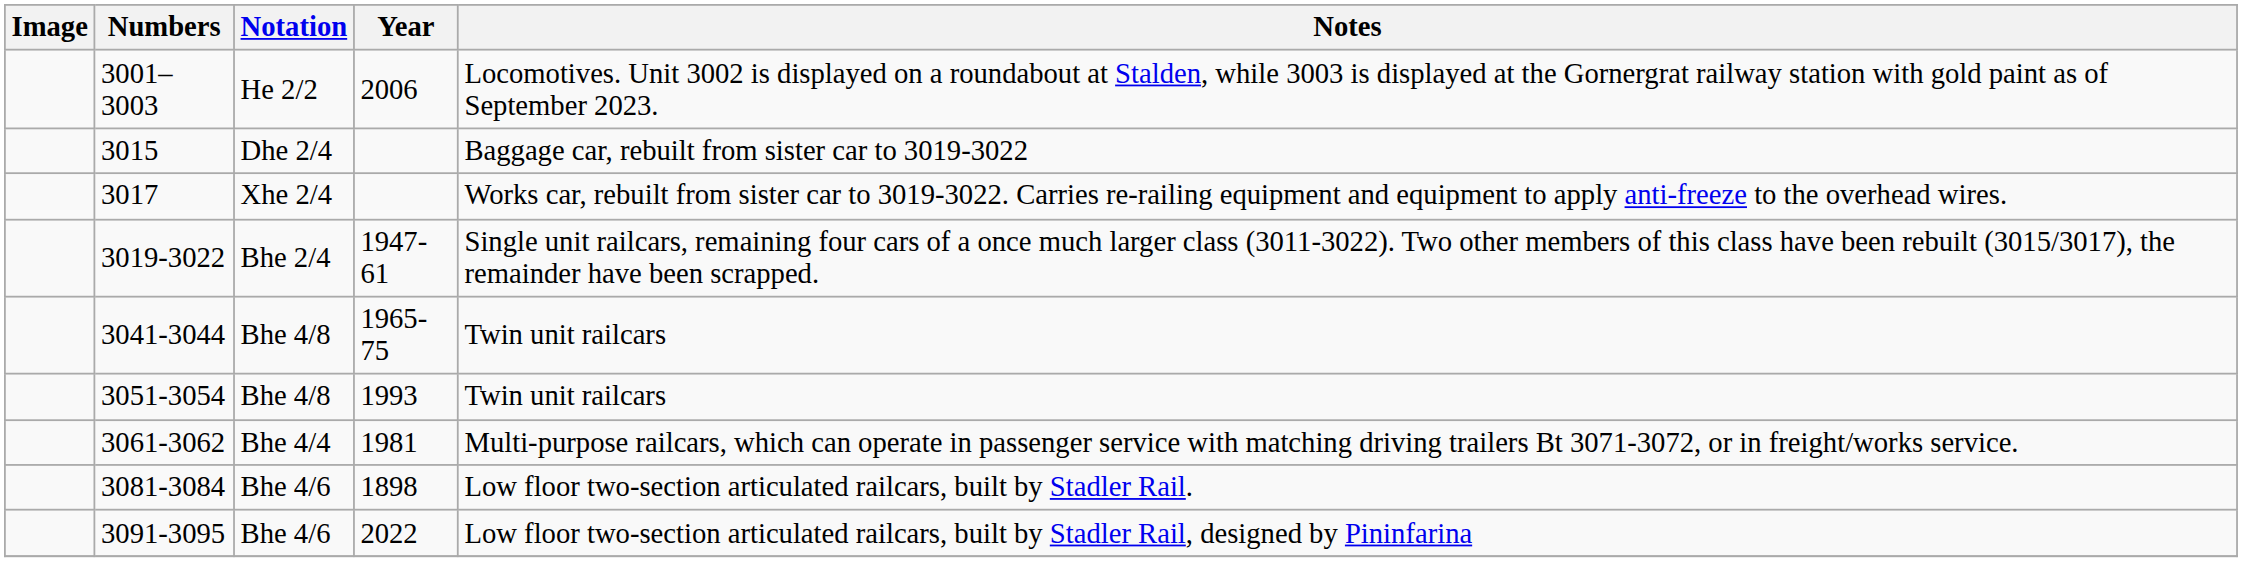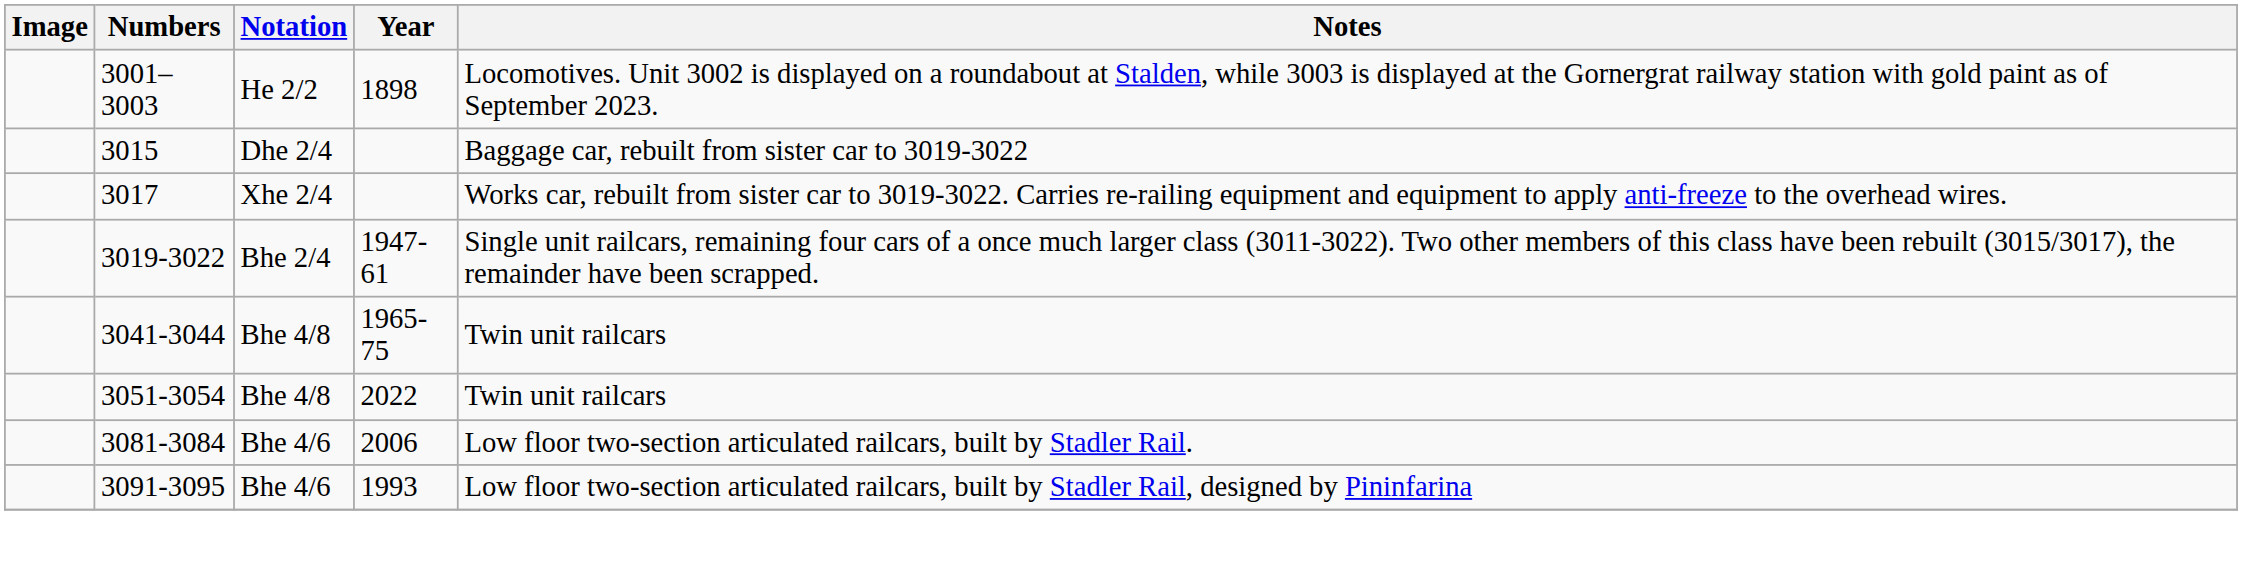(389, 88) 2006 -> (389, 88) 1898
(389, 396) 1993 -> (389, 396) 2022
- row: (163, 441)
(389, 487) 1898 -> (389, 441) 2006
(389, 532) 2022 -> (389, 487) 1993
